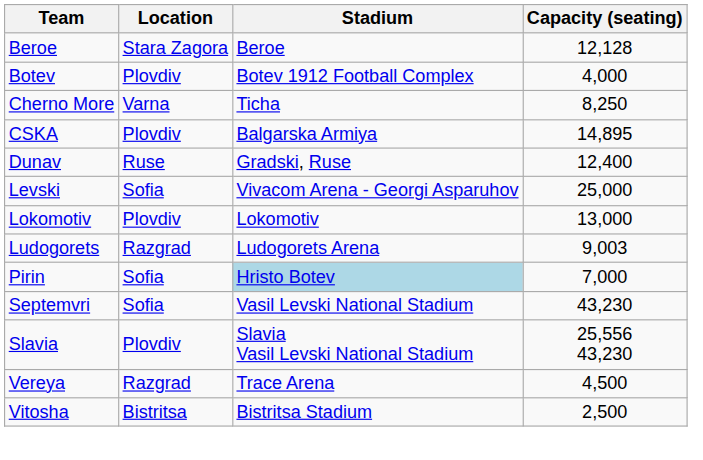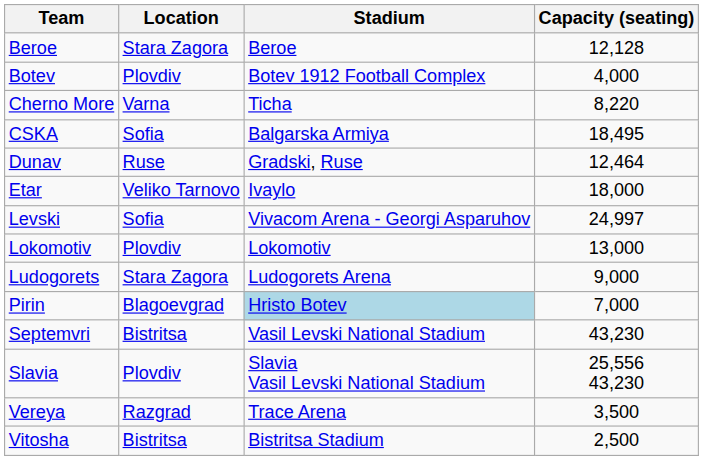(605, 104) 8,250 -> (616, 104) 8,220
(152, 133) Plovdiv -> (143, 133) Sofia
(605, 133) 14,895 -> (616, 133) 18,495
(605, 162) 12,400 -> (616, 162) 12,464
+ row: (25, 190)
(605, 190) 25,000 -> (616, 219) 24,997
(157, 248) Razgrad -> (175, 276) Stara Zagora
(605, 248) 9,003 -> (616, 276) 9,000
(143, 276) Sofia -> (173, 305) Blagoevgrad
(143, 305) Sofia -> (155, 334) Bistritsa
(605, 383) 4,500 -> (616, 411) 3,500
